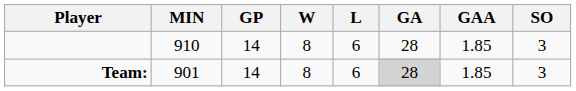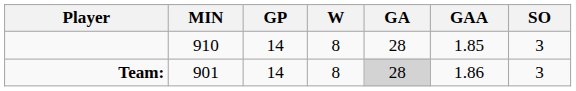- column: (356, 18)
(476, 72) 1.85 -> (469, 72) 1.86
